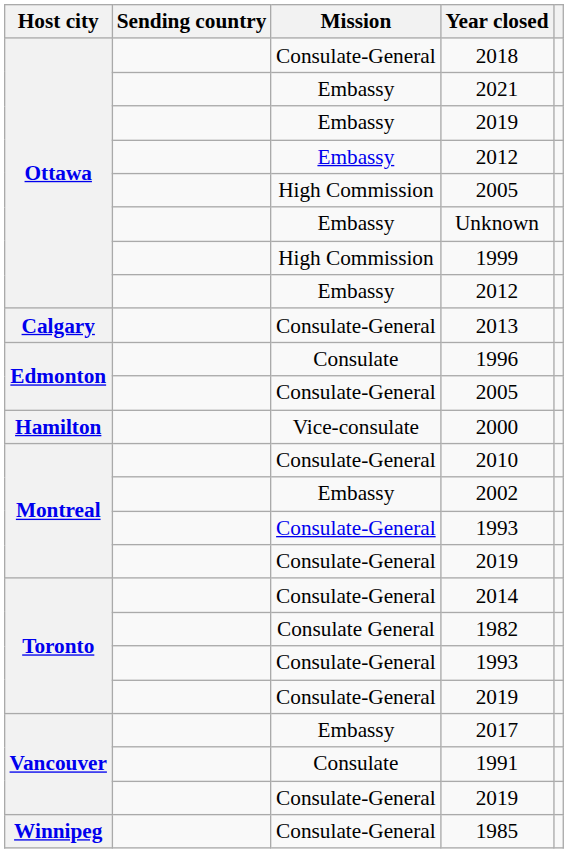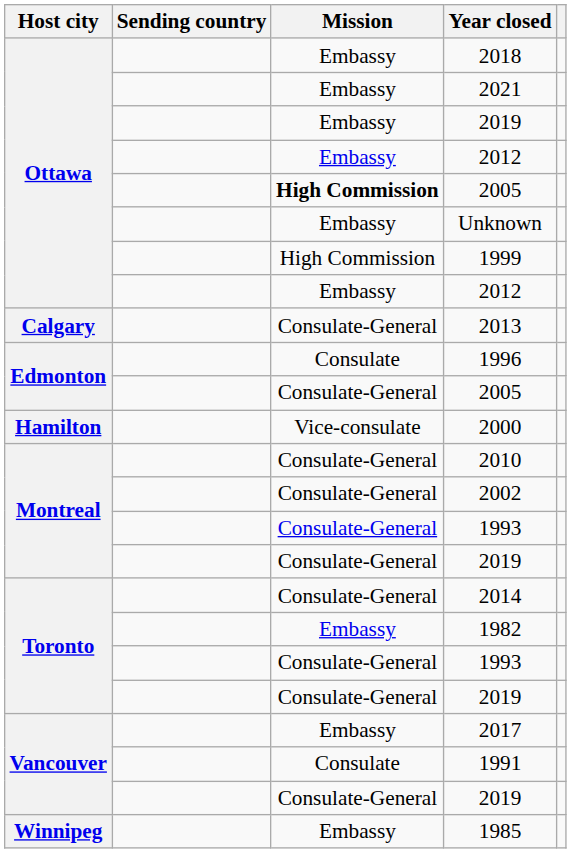(356, 55) Consulate-General -> (357, 55) Embassy
(356, 190) normal -> (357, 190) bold
(356, 493) Embassy -> (357, 493) Consulate-General
(356, 628) Consulate General -> (357, 628) Embassy
(356, 831) Consulate-General -> (357, 831) Embassy
